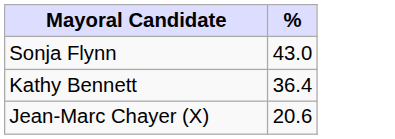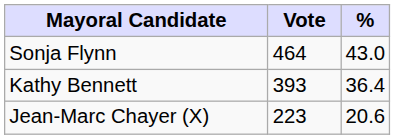+ column: (304, 20)
